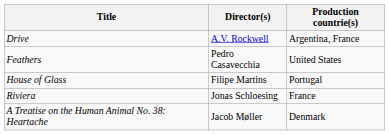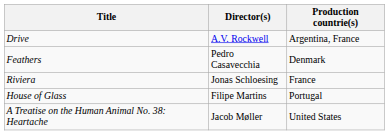(315, 59) United States -> (307, 59) Denmark
rows swapped: (36, 80) <-> (21, 96)
(307, 117) Denmark -> (315, 117) United States
